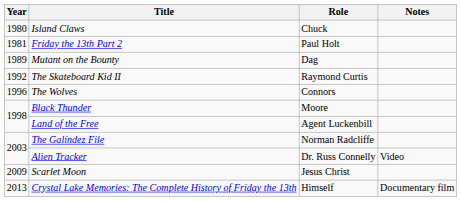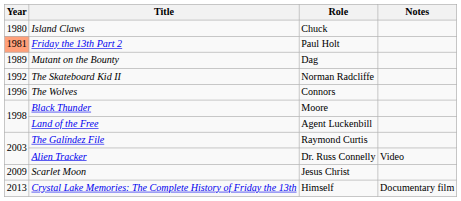(17, 44) no background -> (17, 44) lightsalmon background
(334, 76) Raymond Curtis -> (338, 76) Norman Radcliffe
(338, 140) Norman Radcliffe -> (334, 140) Raymond Curtis
